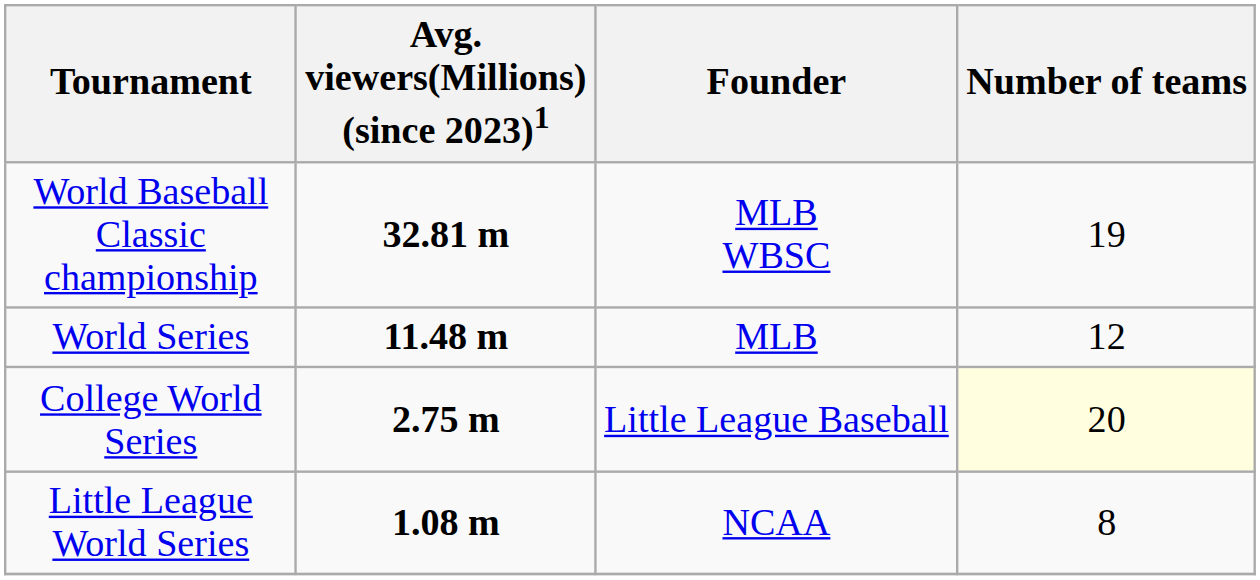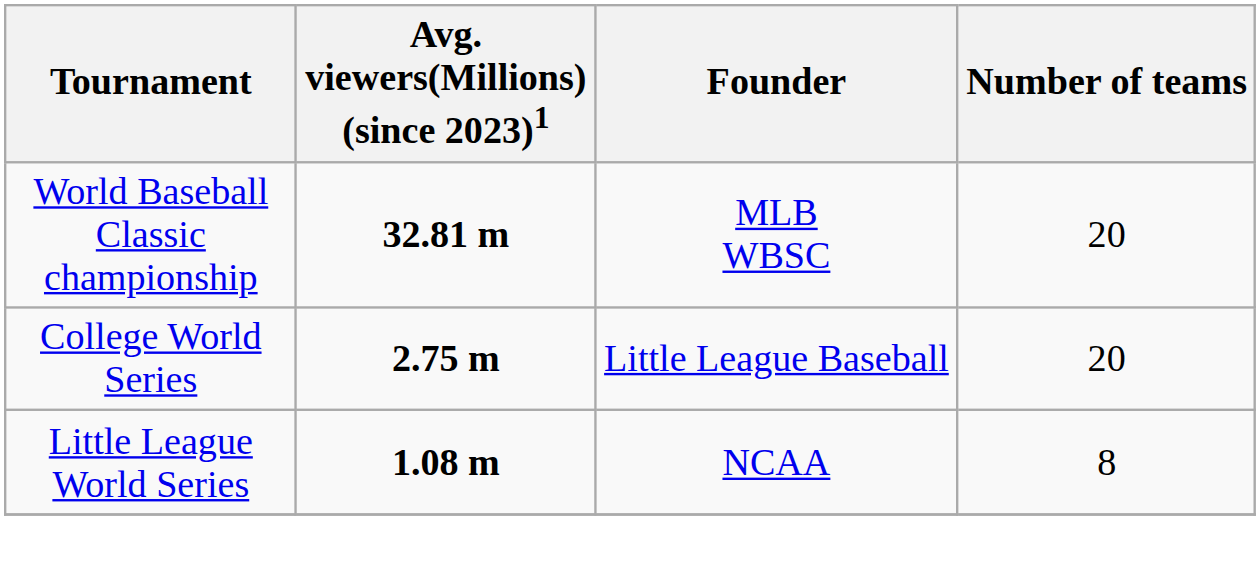(1107, 233) 19 -> (1107, 233) 20
- row: (151, 337)
(1107, 418) lightyellow background -> (1107, 358) no background
